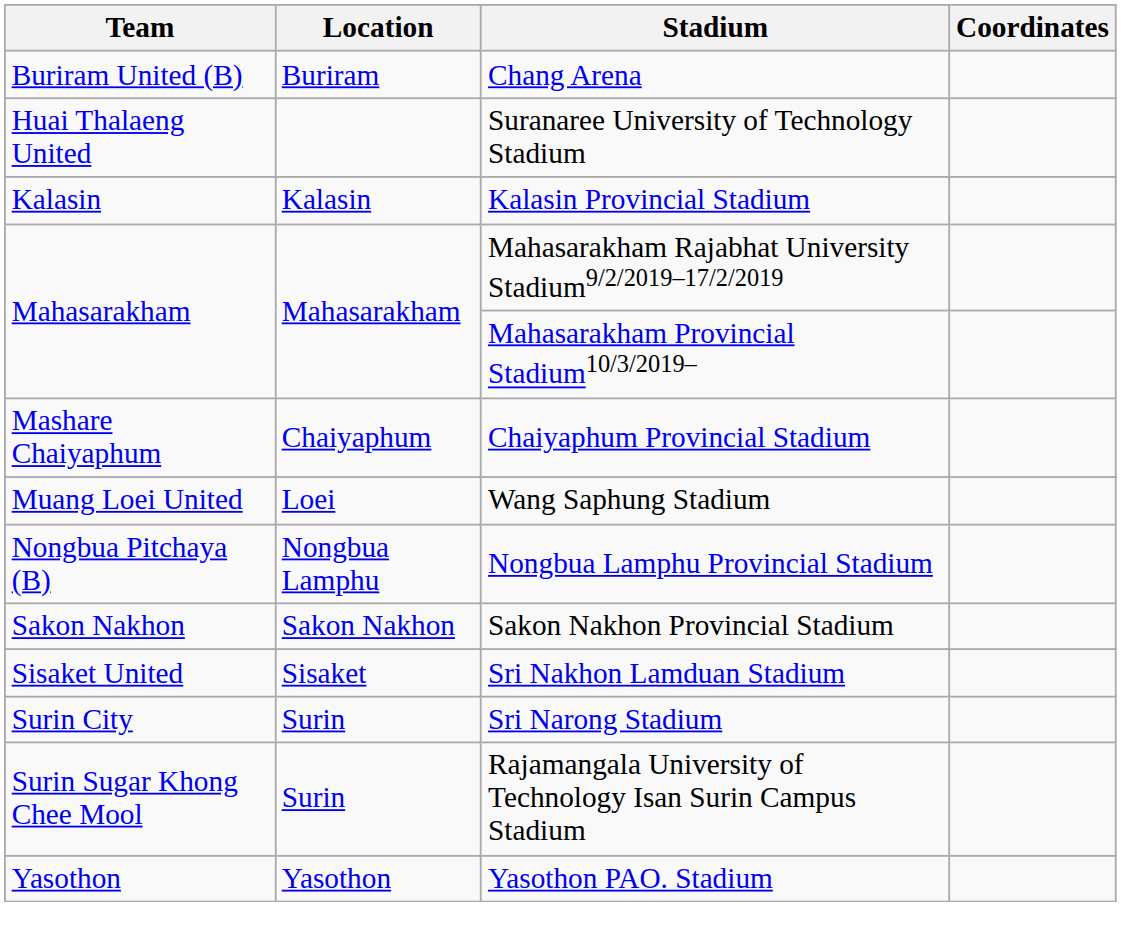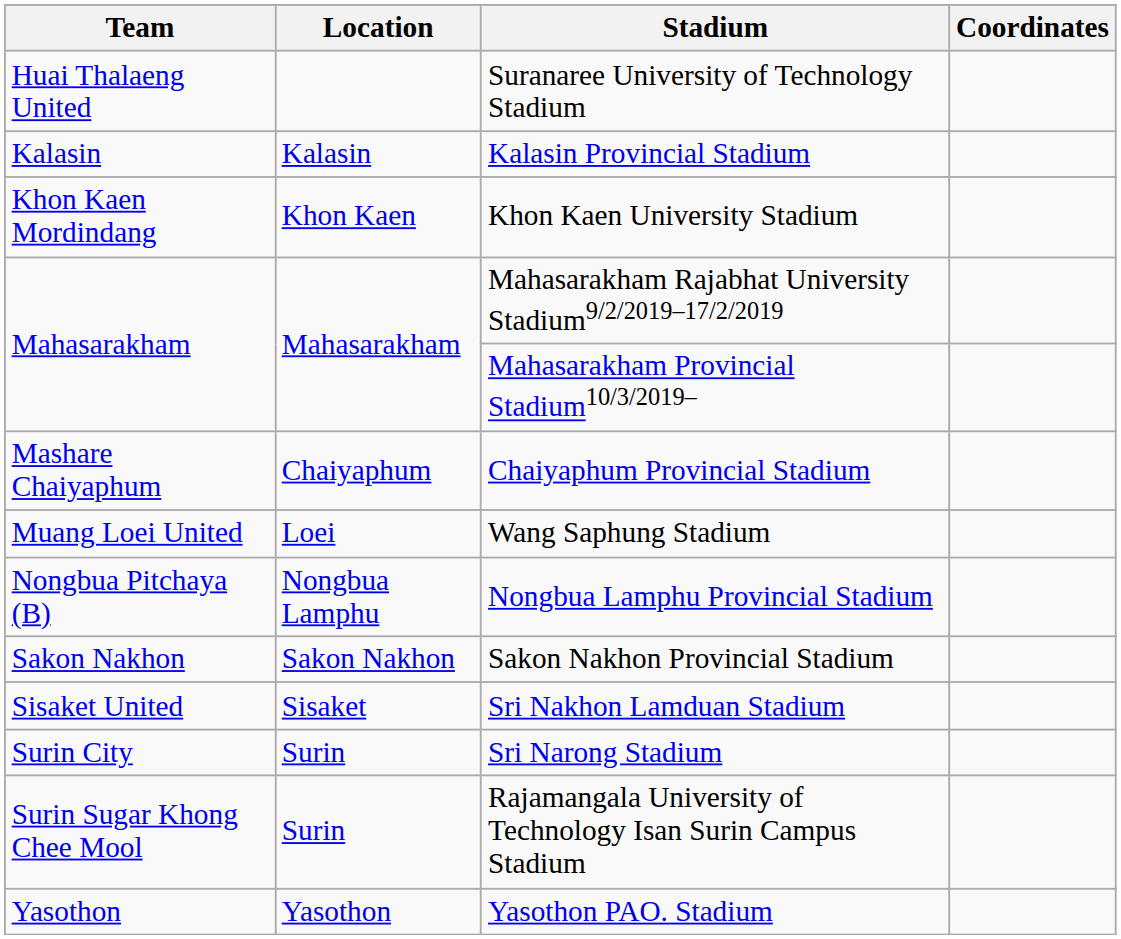- row: (565, 74)
+ row: (673, 216)
